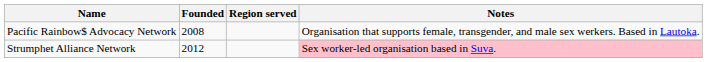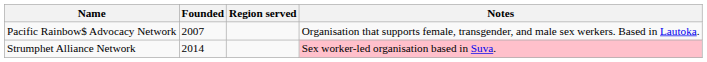(193, 31) 2008 -> (193, 31) 2007
(193, 48) 2012 -> (193, 48) 2014
